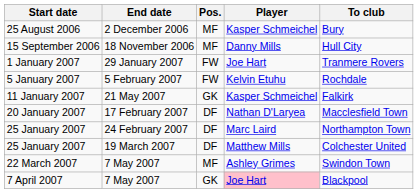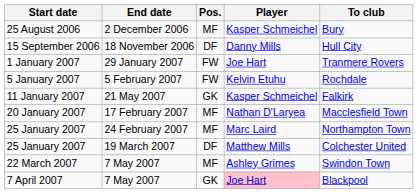(210, 46) MF -> (210, 46) DF
(210, 113) DF -> (210, 113) MF
(210, 130) DF -> (210, 130) MF
